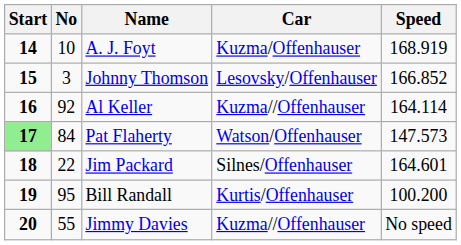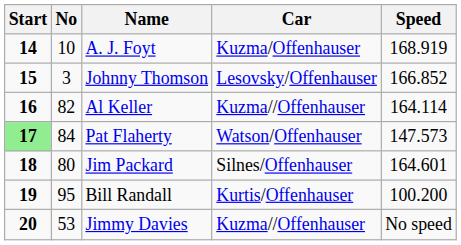(66, 107) 92 -> (66, 107) 82
(66, 165) 22 -> (66, 165) 80
(66, 224) 55 -> (66, 224) 53
